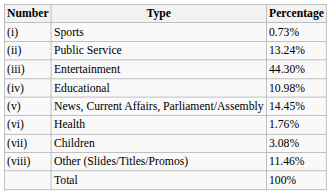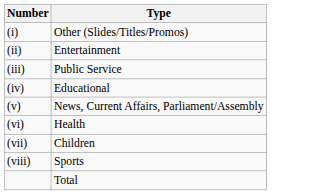- column: (296, 13)
(69, 32) Sports -> (121, 32) Other (Slides/Titles/Promos)
(88, 50) Public Service -> (87, 50) Entertainment
(87, 69) Entertainment -> (88, 69) Public Service
(121, 161) Other (Slides/Titles/Promos) -> (69, 161) Sports
